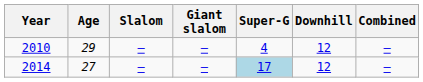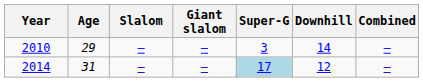(264, 47) 4 -> (264, 47) 3
(324, 47) 12 -> (324, 47) 14
(89, 67) 27 -> (89, 67) 31
